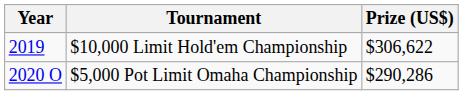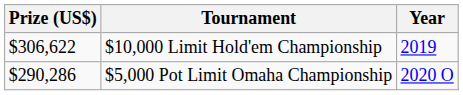columns swapped: (35, 18) <-> (410, 18)
